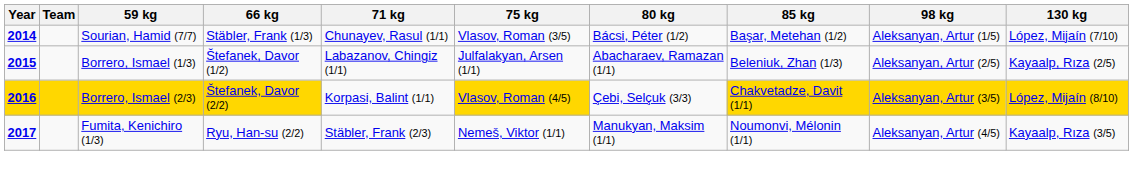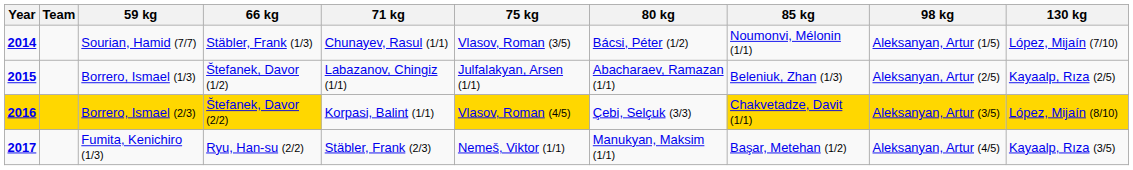(788, 36) Başar, Metehan (1/2) -> (785, 43) Noumonvi, Mélonin (1/1)
(785, 133) Noumonvi, Mélonin (1/1) -> (788, 147) Başar, Metehan (1/2)
